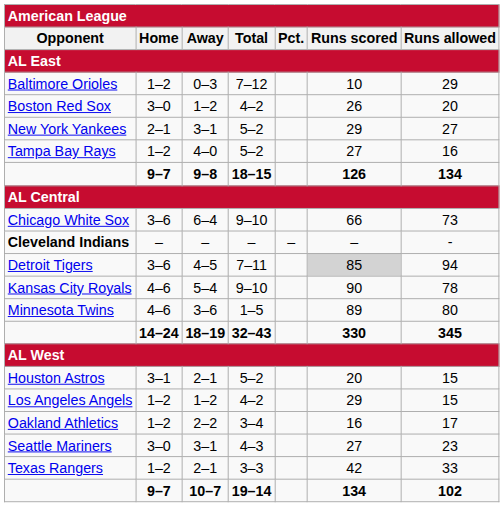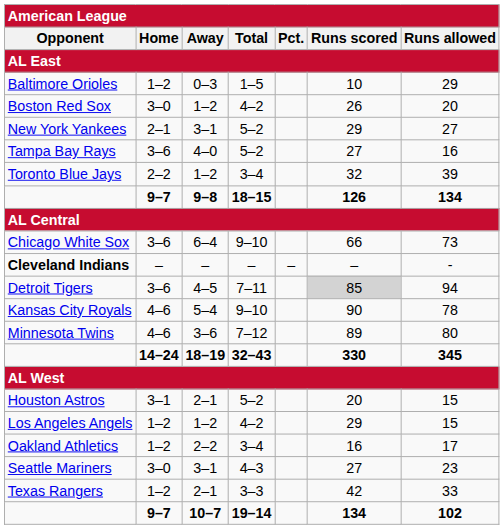(252, 84) 7–12 -> (252, 84) 1–5
(159, 152) 1–2 -> (159, 152) 3–6
+ row: (65, 174)
(252, 310) 1–5 -> (252, 333) 7–12
